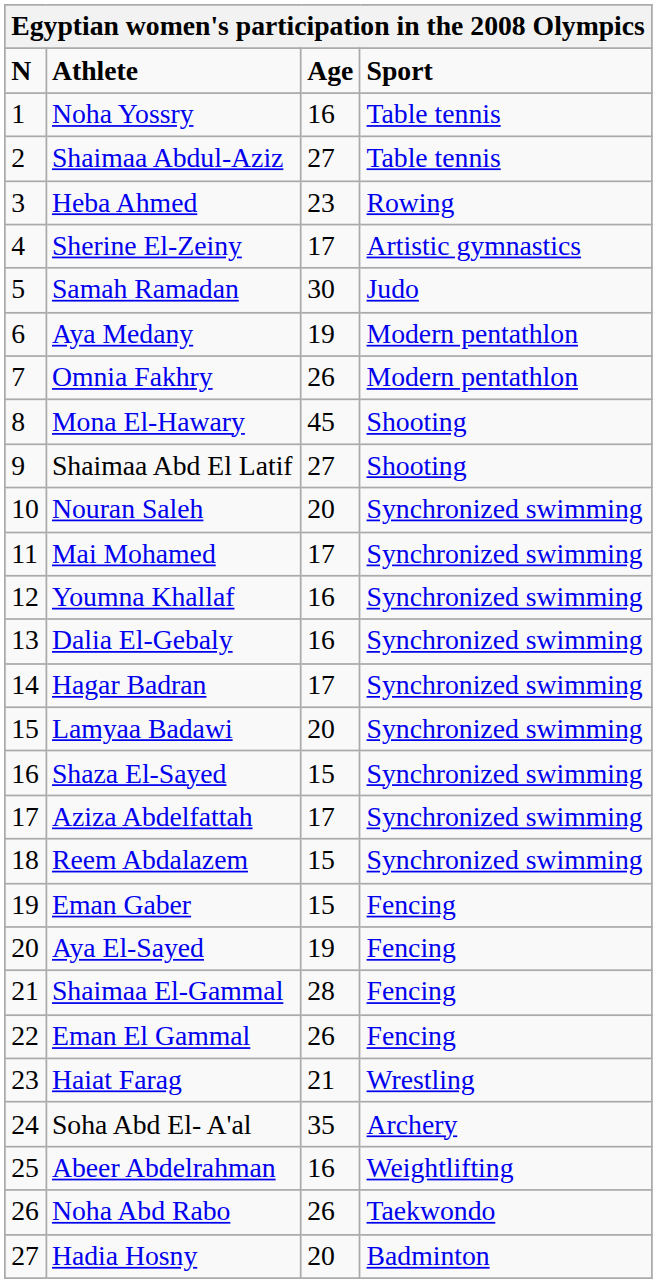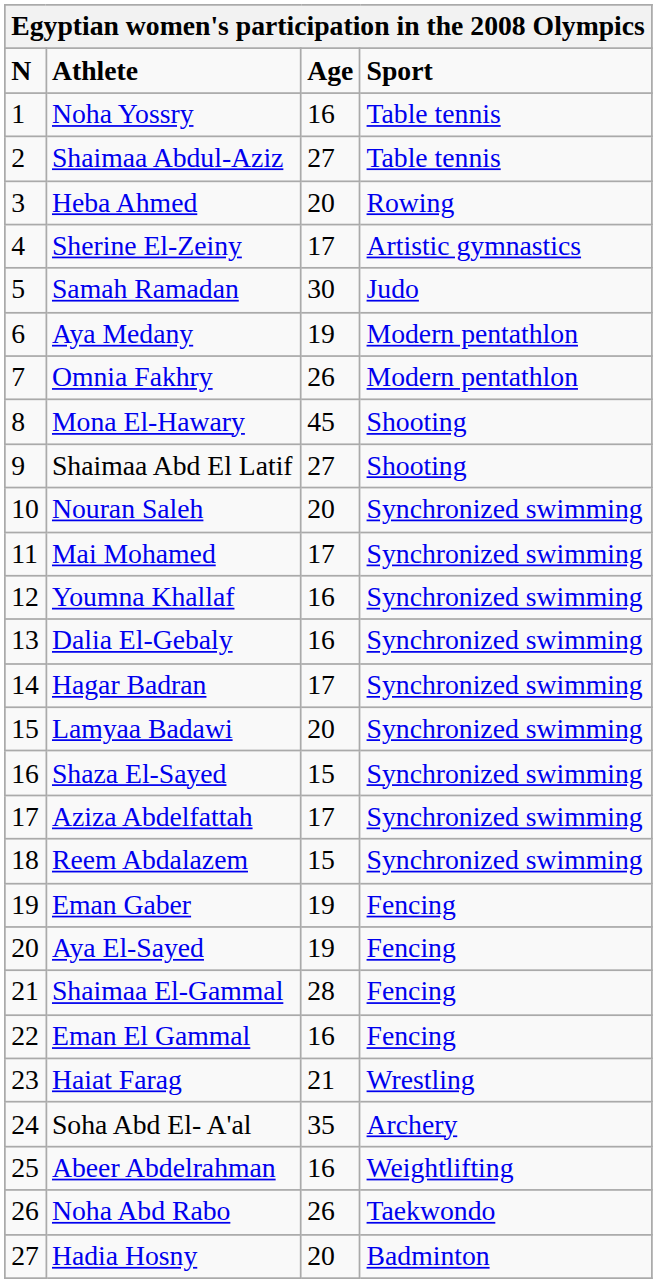(321, 202) 23 -> (321, 202) 20
(321, 904) 15 -> (321, 904) 19
(321, 1036) 26 -> (321, 1036) 16
